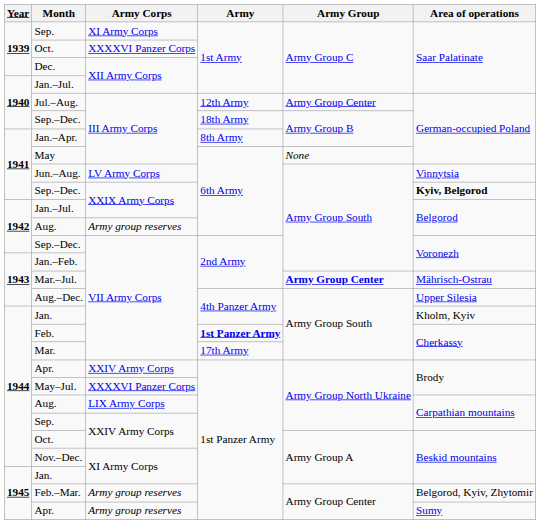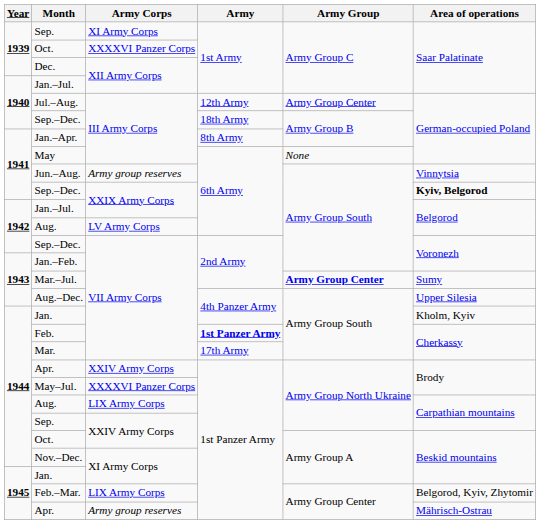(124, 173) LV Army Corps -> (135, 173) Army group reserves
(135, 226) Army group reserves -> (124, 226) LV Army Corps
(454, 279) Mährisch-Ostrau -> (429, 279) Sumy
(135, 492) Army group reserves -> (126, 492) LIX Army Corps
(429, 510) Sumy -> (454, 510) Mährisch-Ostrau
